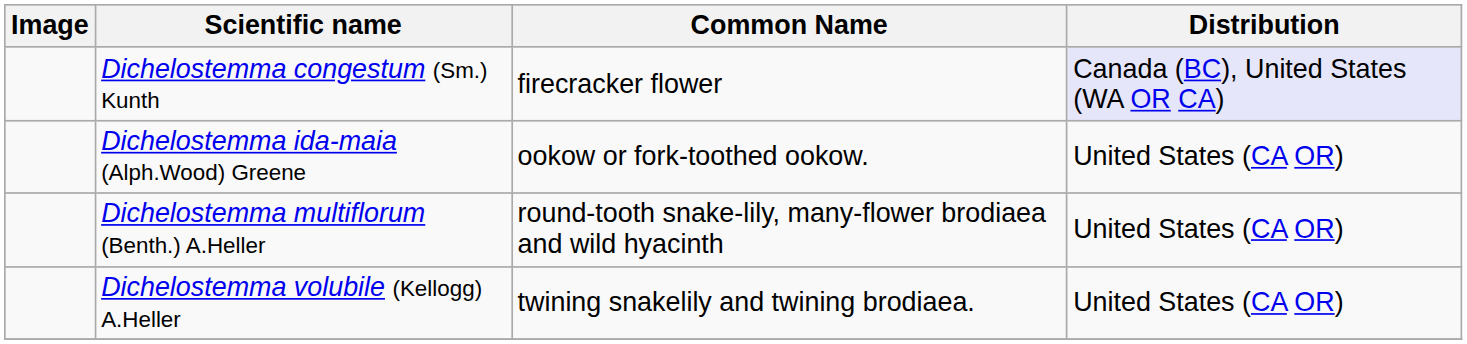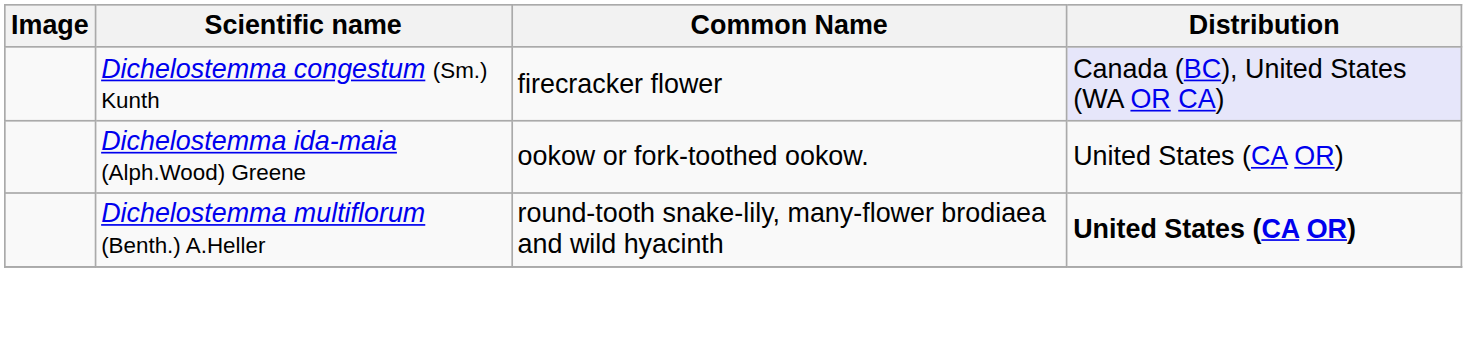(1208, 229) normal -> (1215, 229) bold
- row: (292, 302)
